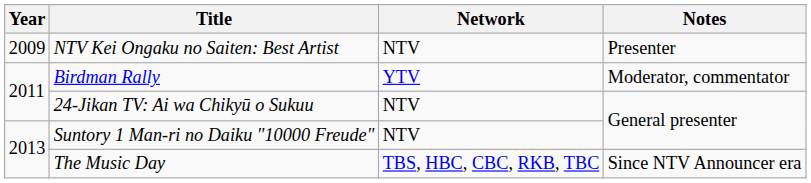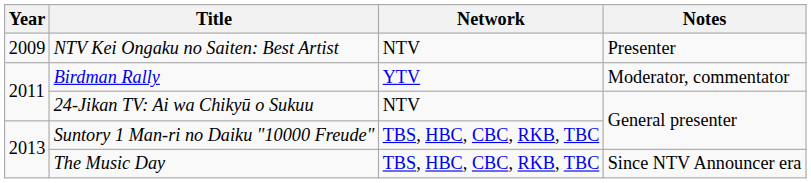(401, 134) NTV -> (491, 134) TBS, HBC, CBC, RKB, TBC
